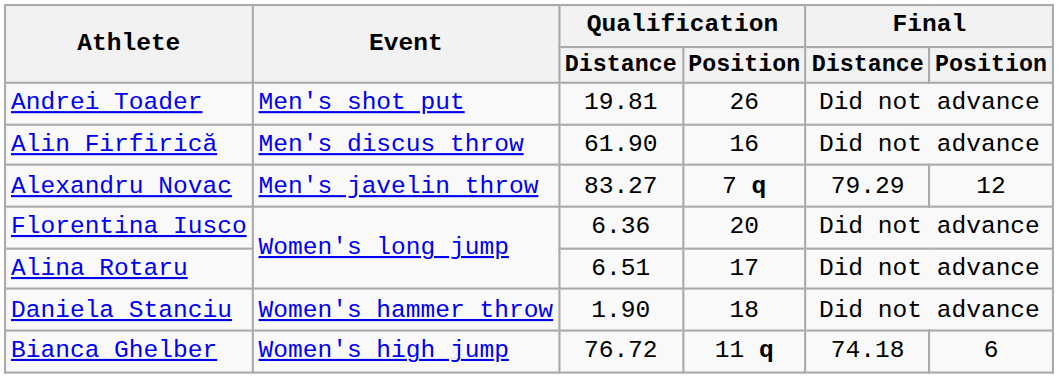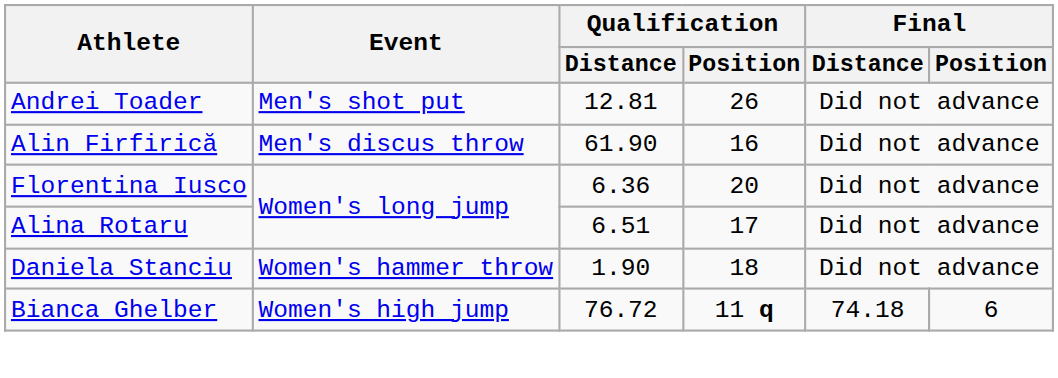(621, 103) 19.81 -> (621, 103) 12.81
- row: (121, 186)
